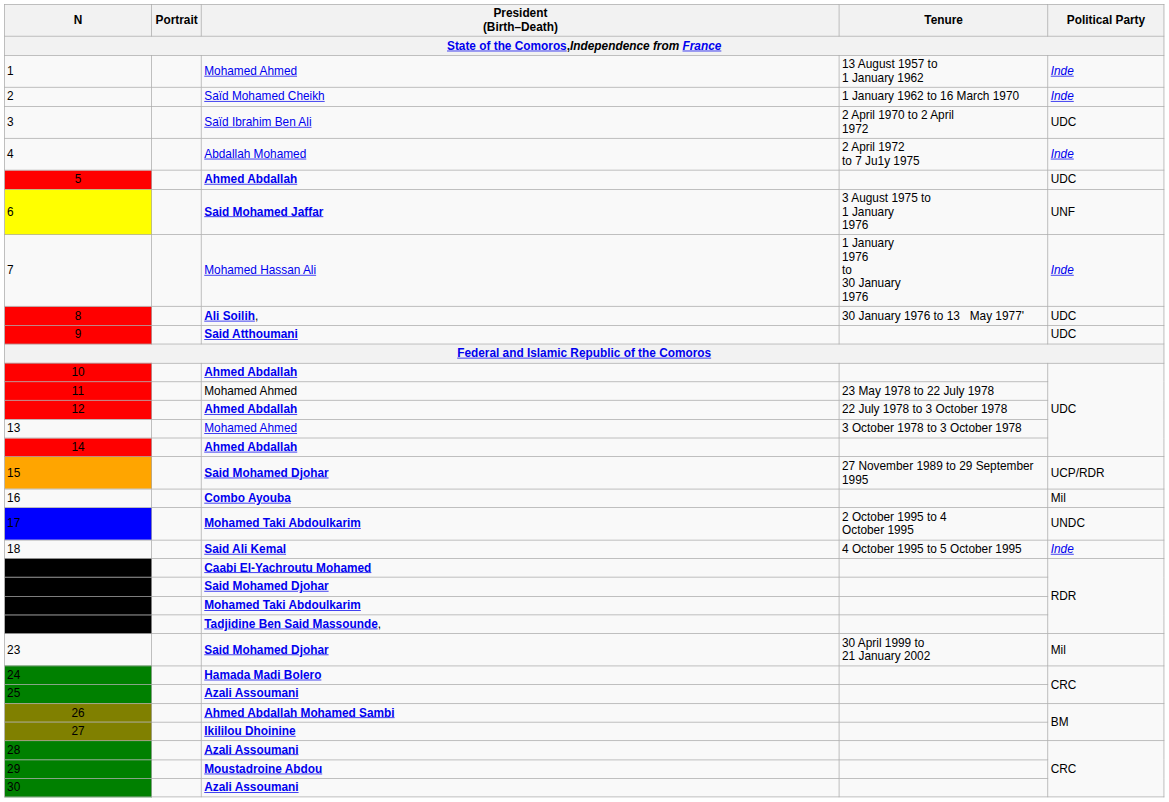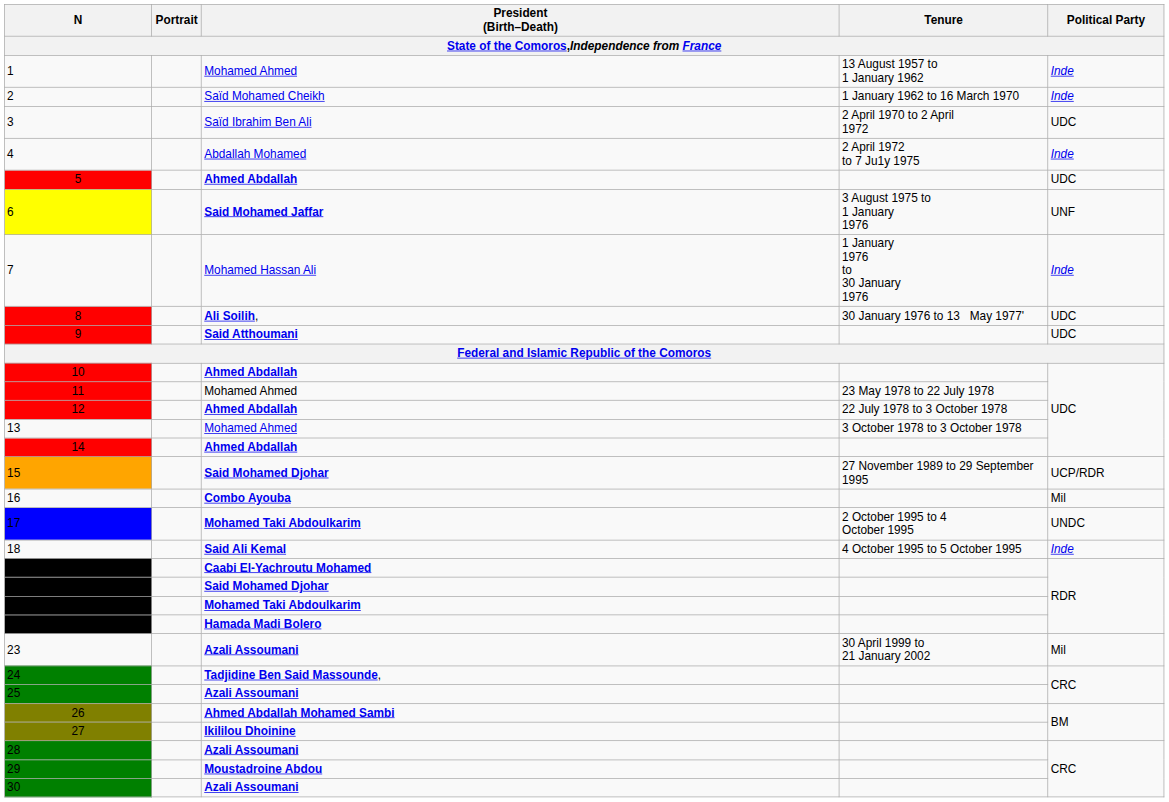(293, 624) Tadjidine Ben Said Massounde, -> (263, 624) Hamada Madi Bolero
(266, 649) Said Mohamed Djohar -> (251, 649) Azali Assoumani
(263, 675) Hamada Madi Bolero -> (293, 675) Tadjidine Ben Said Massounde,
